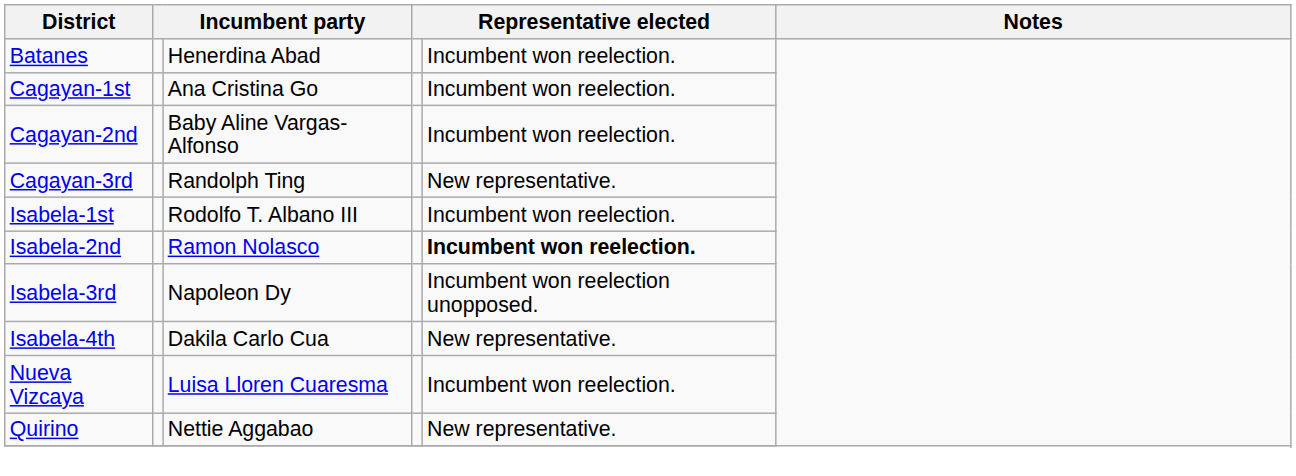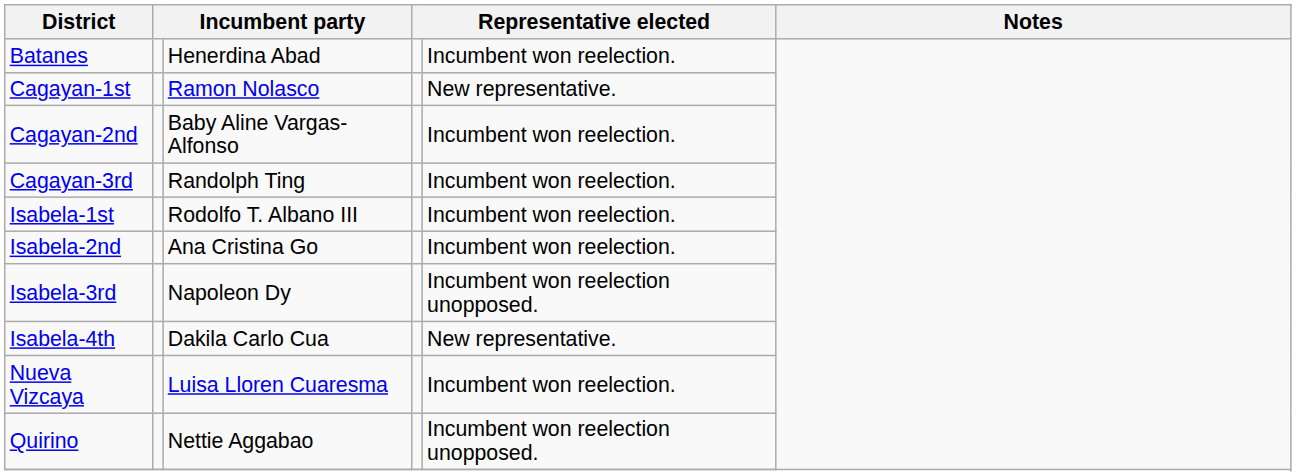(243, 89) Ana Cristina Go -> (244, 89) Ramon Nolasco
(551, 89) Incumbent won reelection. -> (522, 89) New representative.
(522, 180) New representative. -> (551, 180) Incumbent won reelection.
(244, 248) Ramon Nolasco -> (243, 248) Ana Cristina Go
(561, 248) bold -> (551, 248) normal
(522, 430) New representative. -> (548, 442) Incumbent won reelection unopposed.
